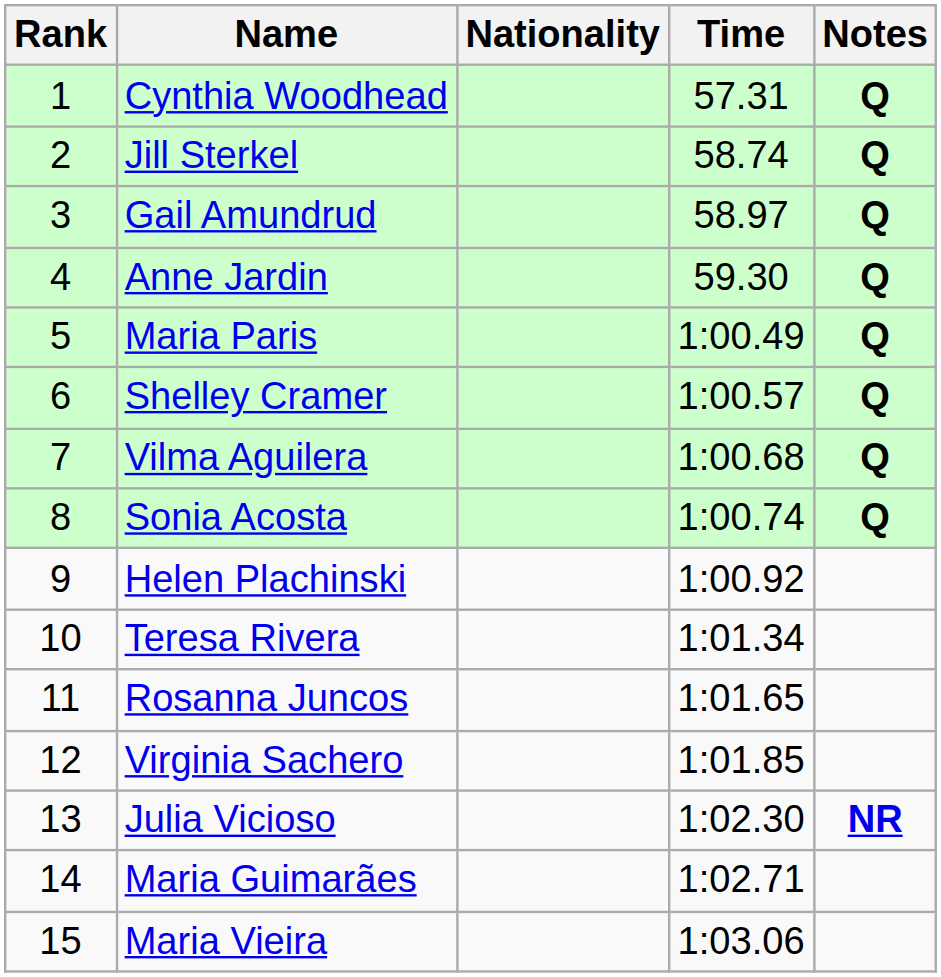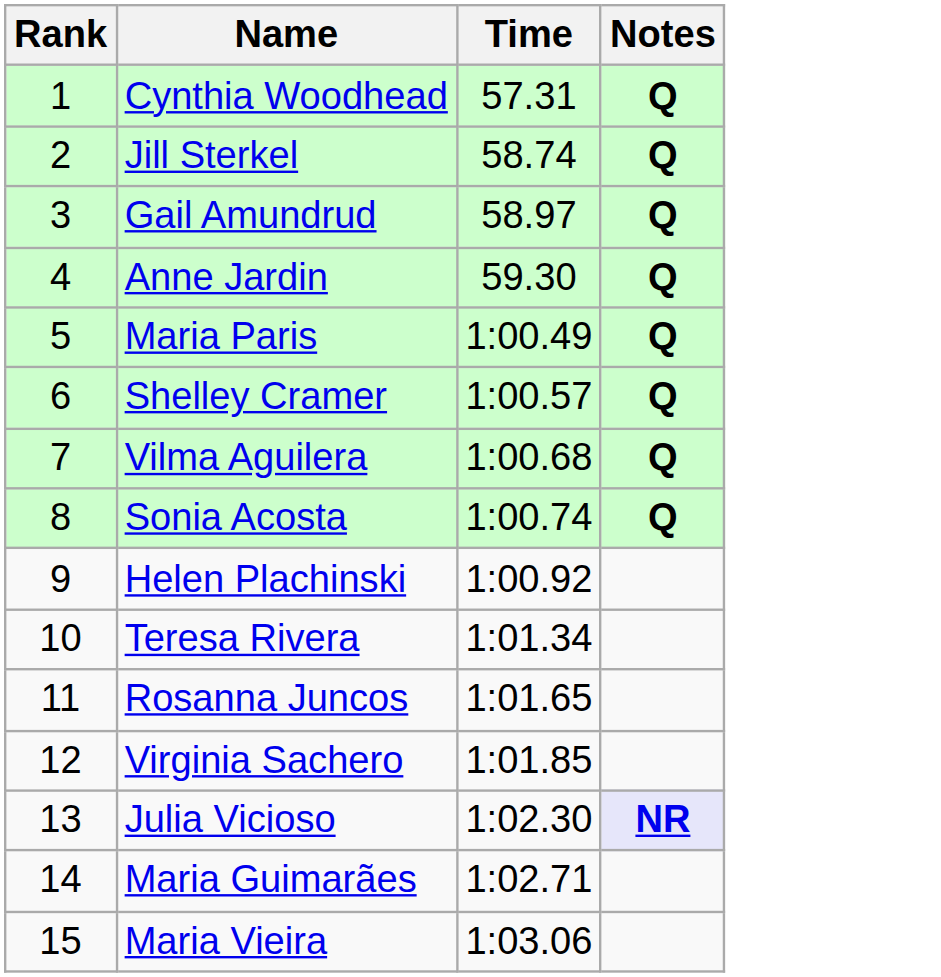- column: (563, 34)
(875, 819) no background -> (663, 819) lavender background
